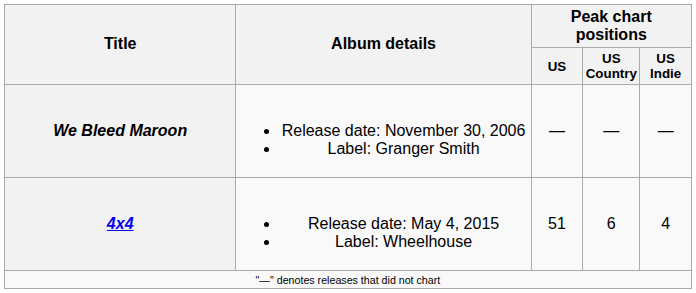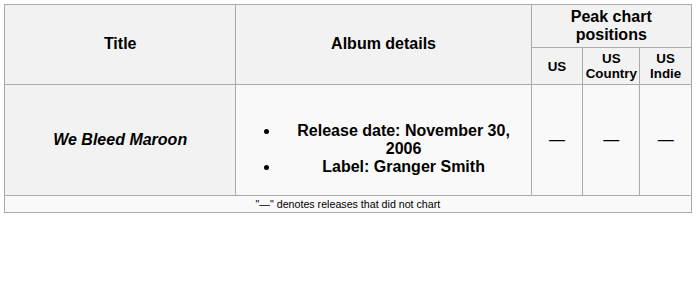(384, 140) normal -> (384, 149) bold
- row: (120, 224)
